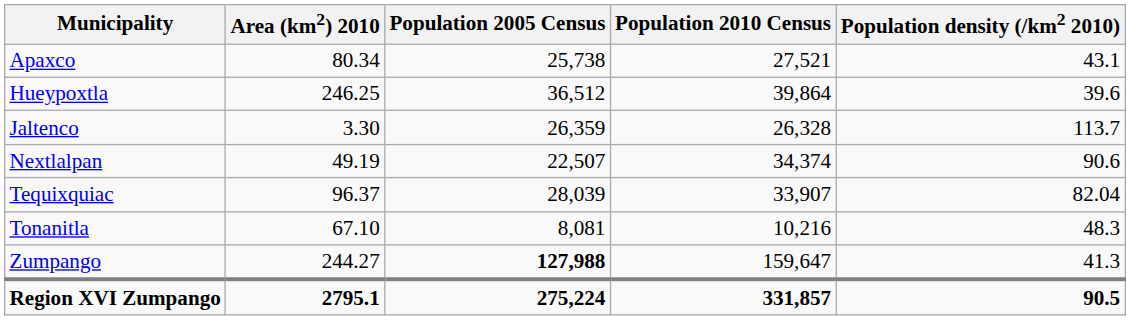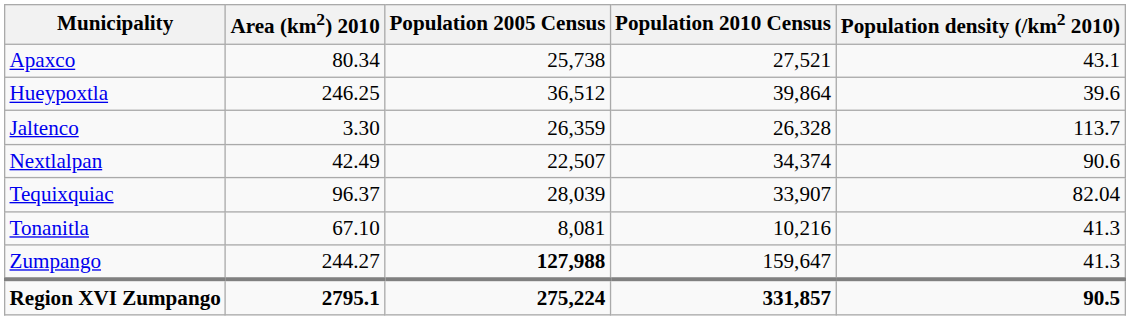(356, 160) 49.19 -> (356, 160) 42.49
(1102, 227) 48.3 -> (1102, 227) 41.3
